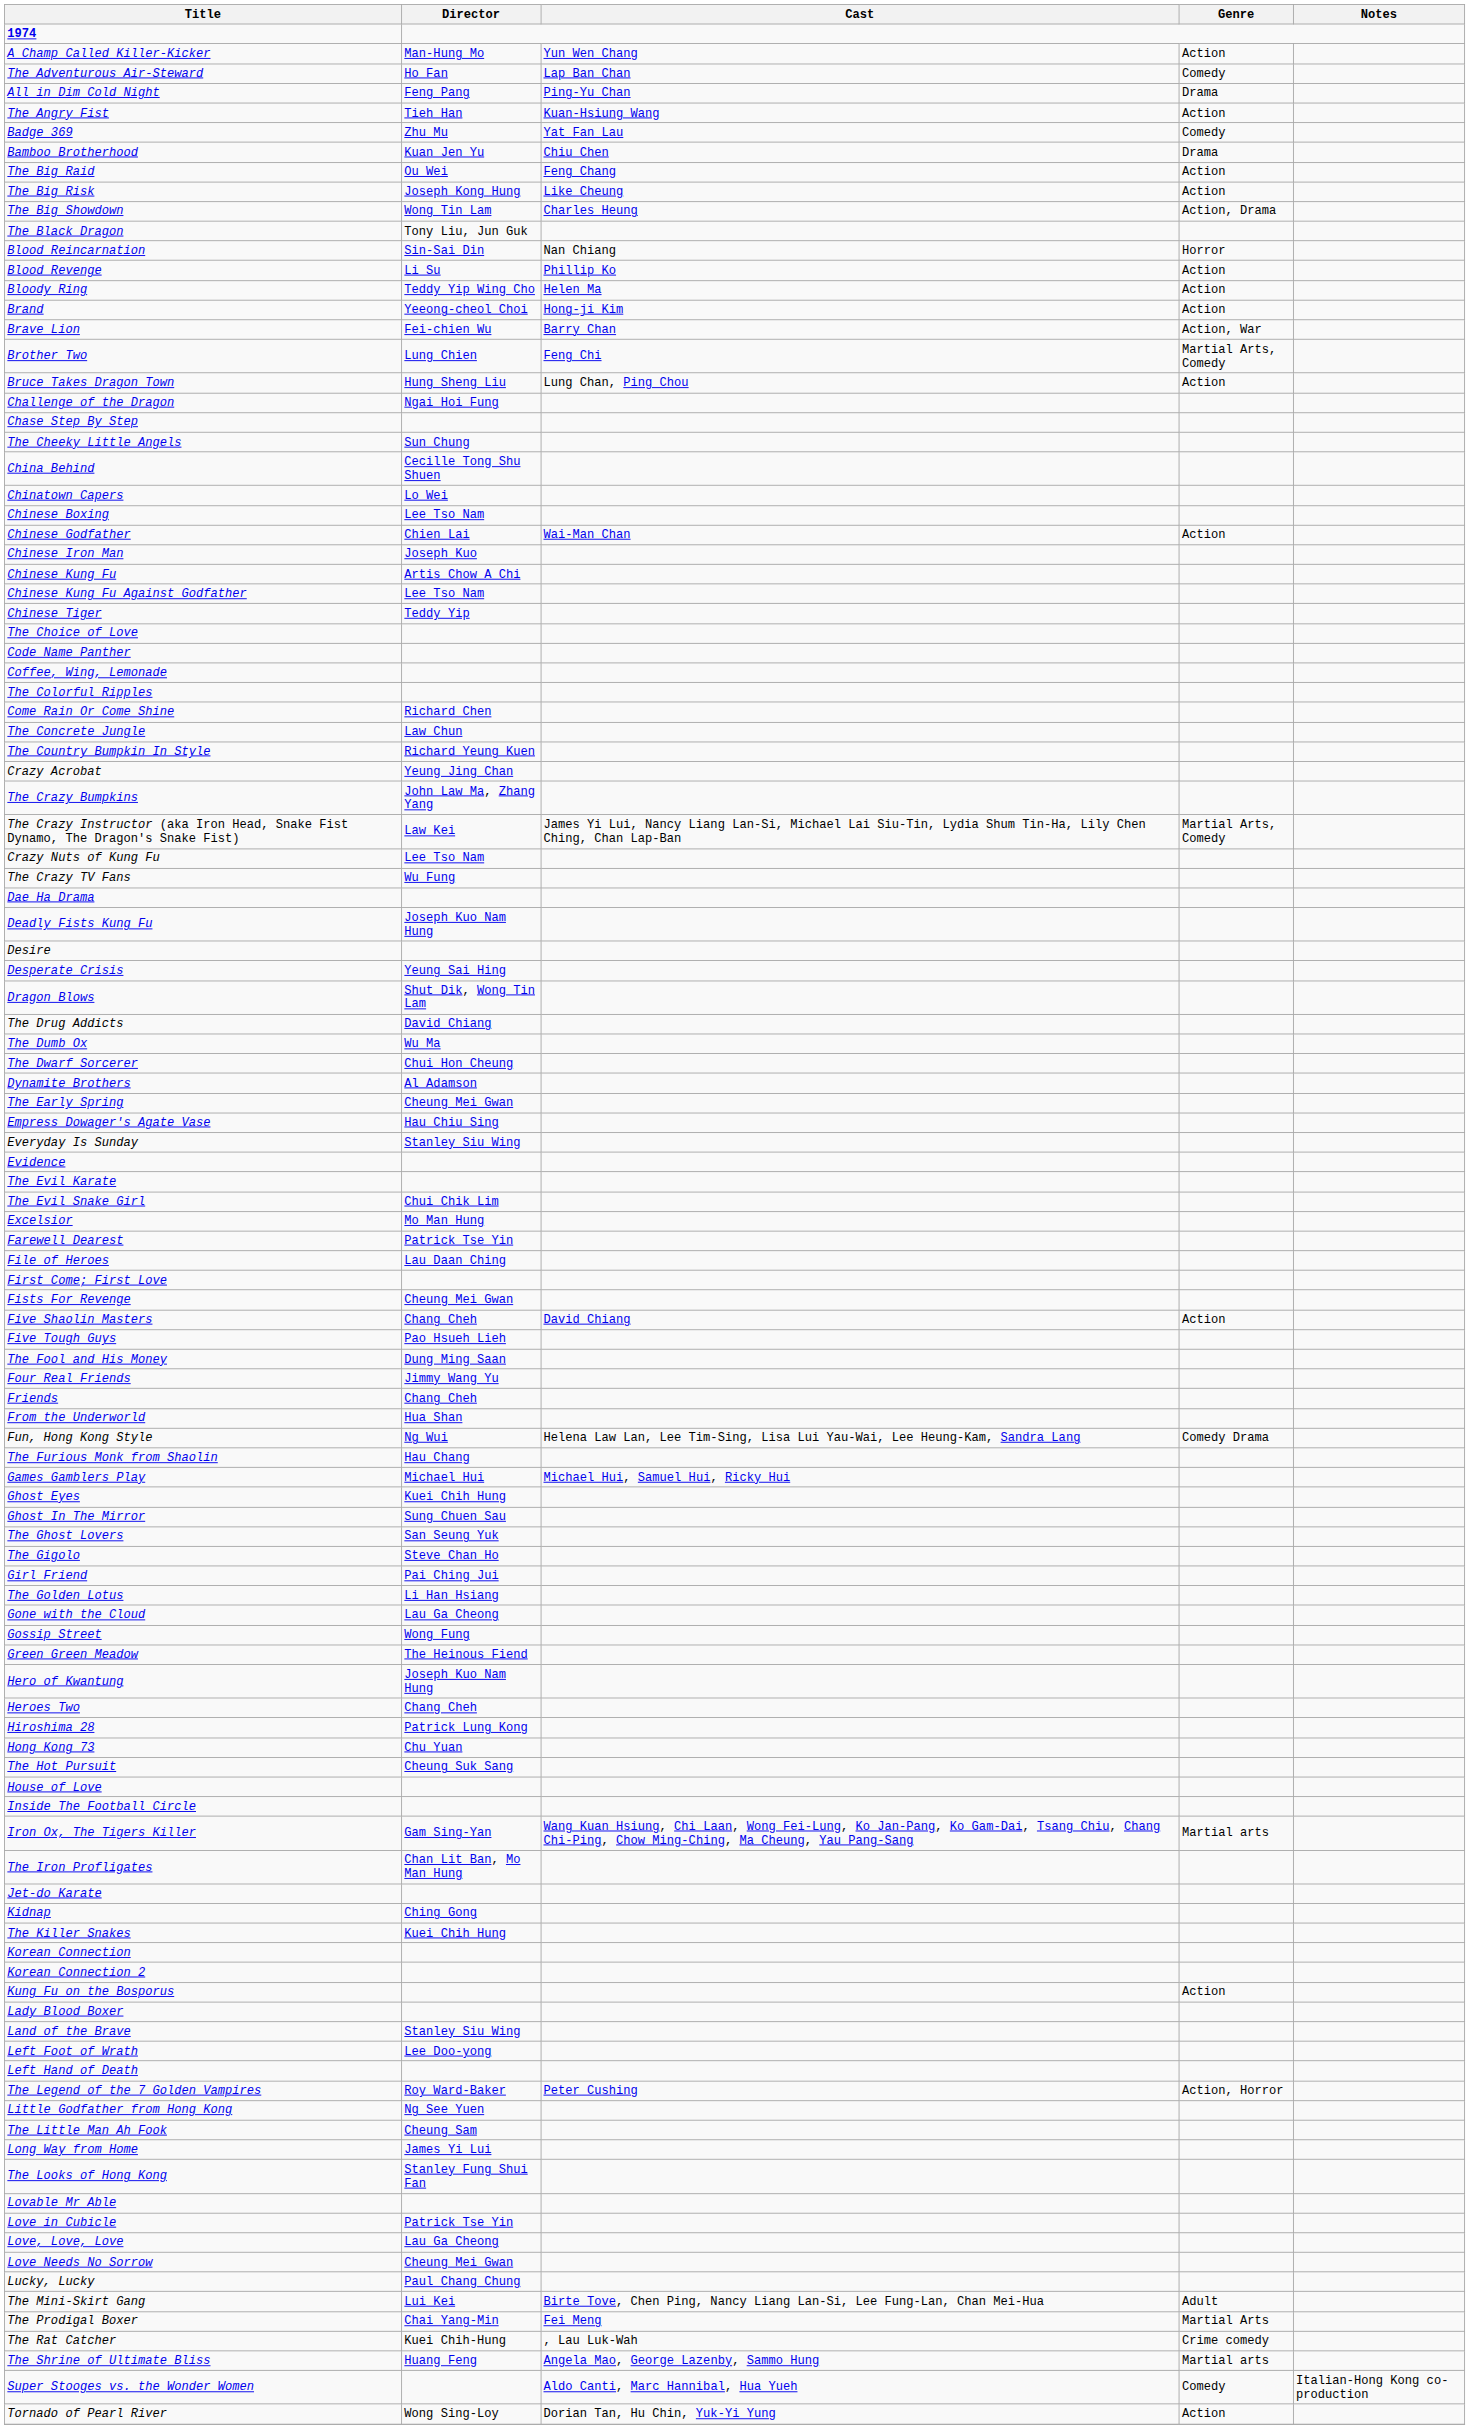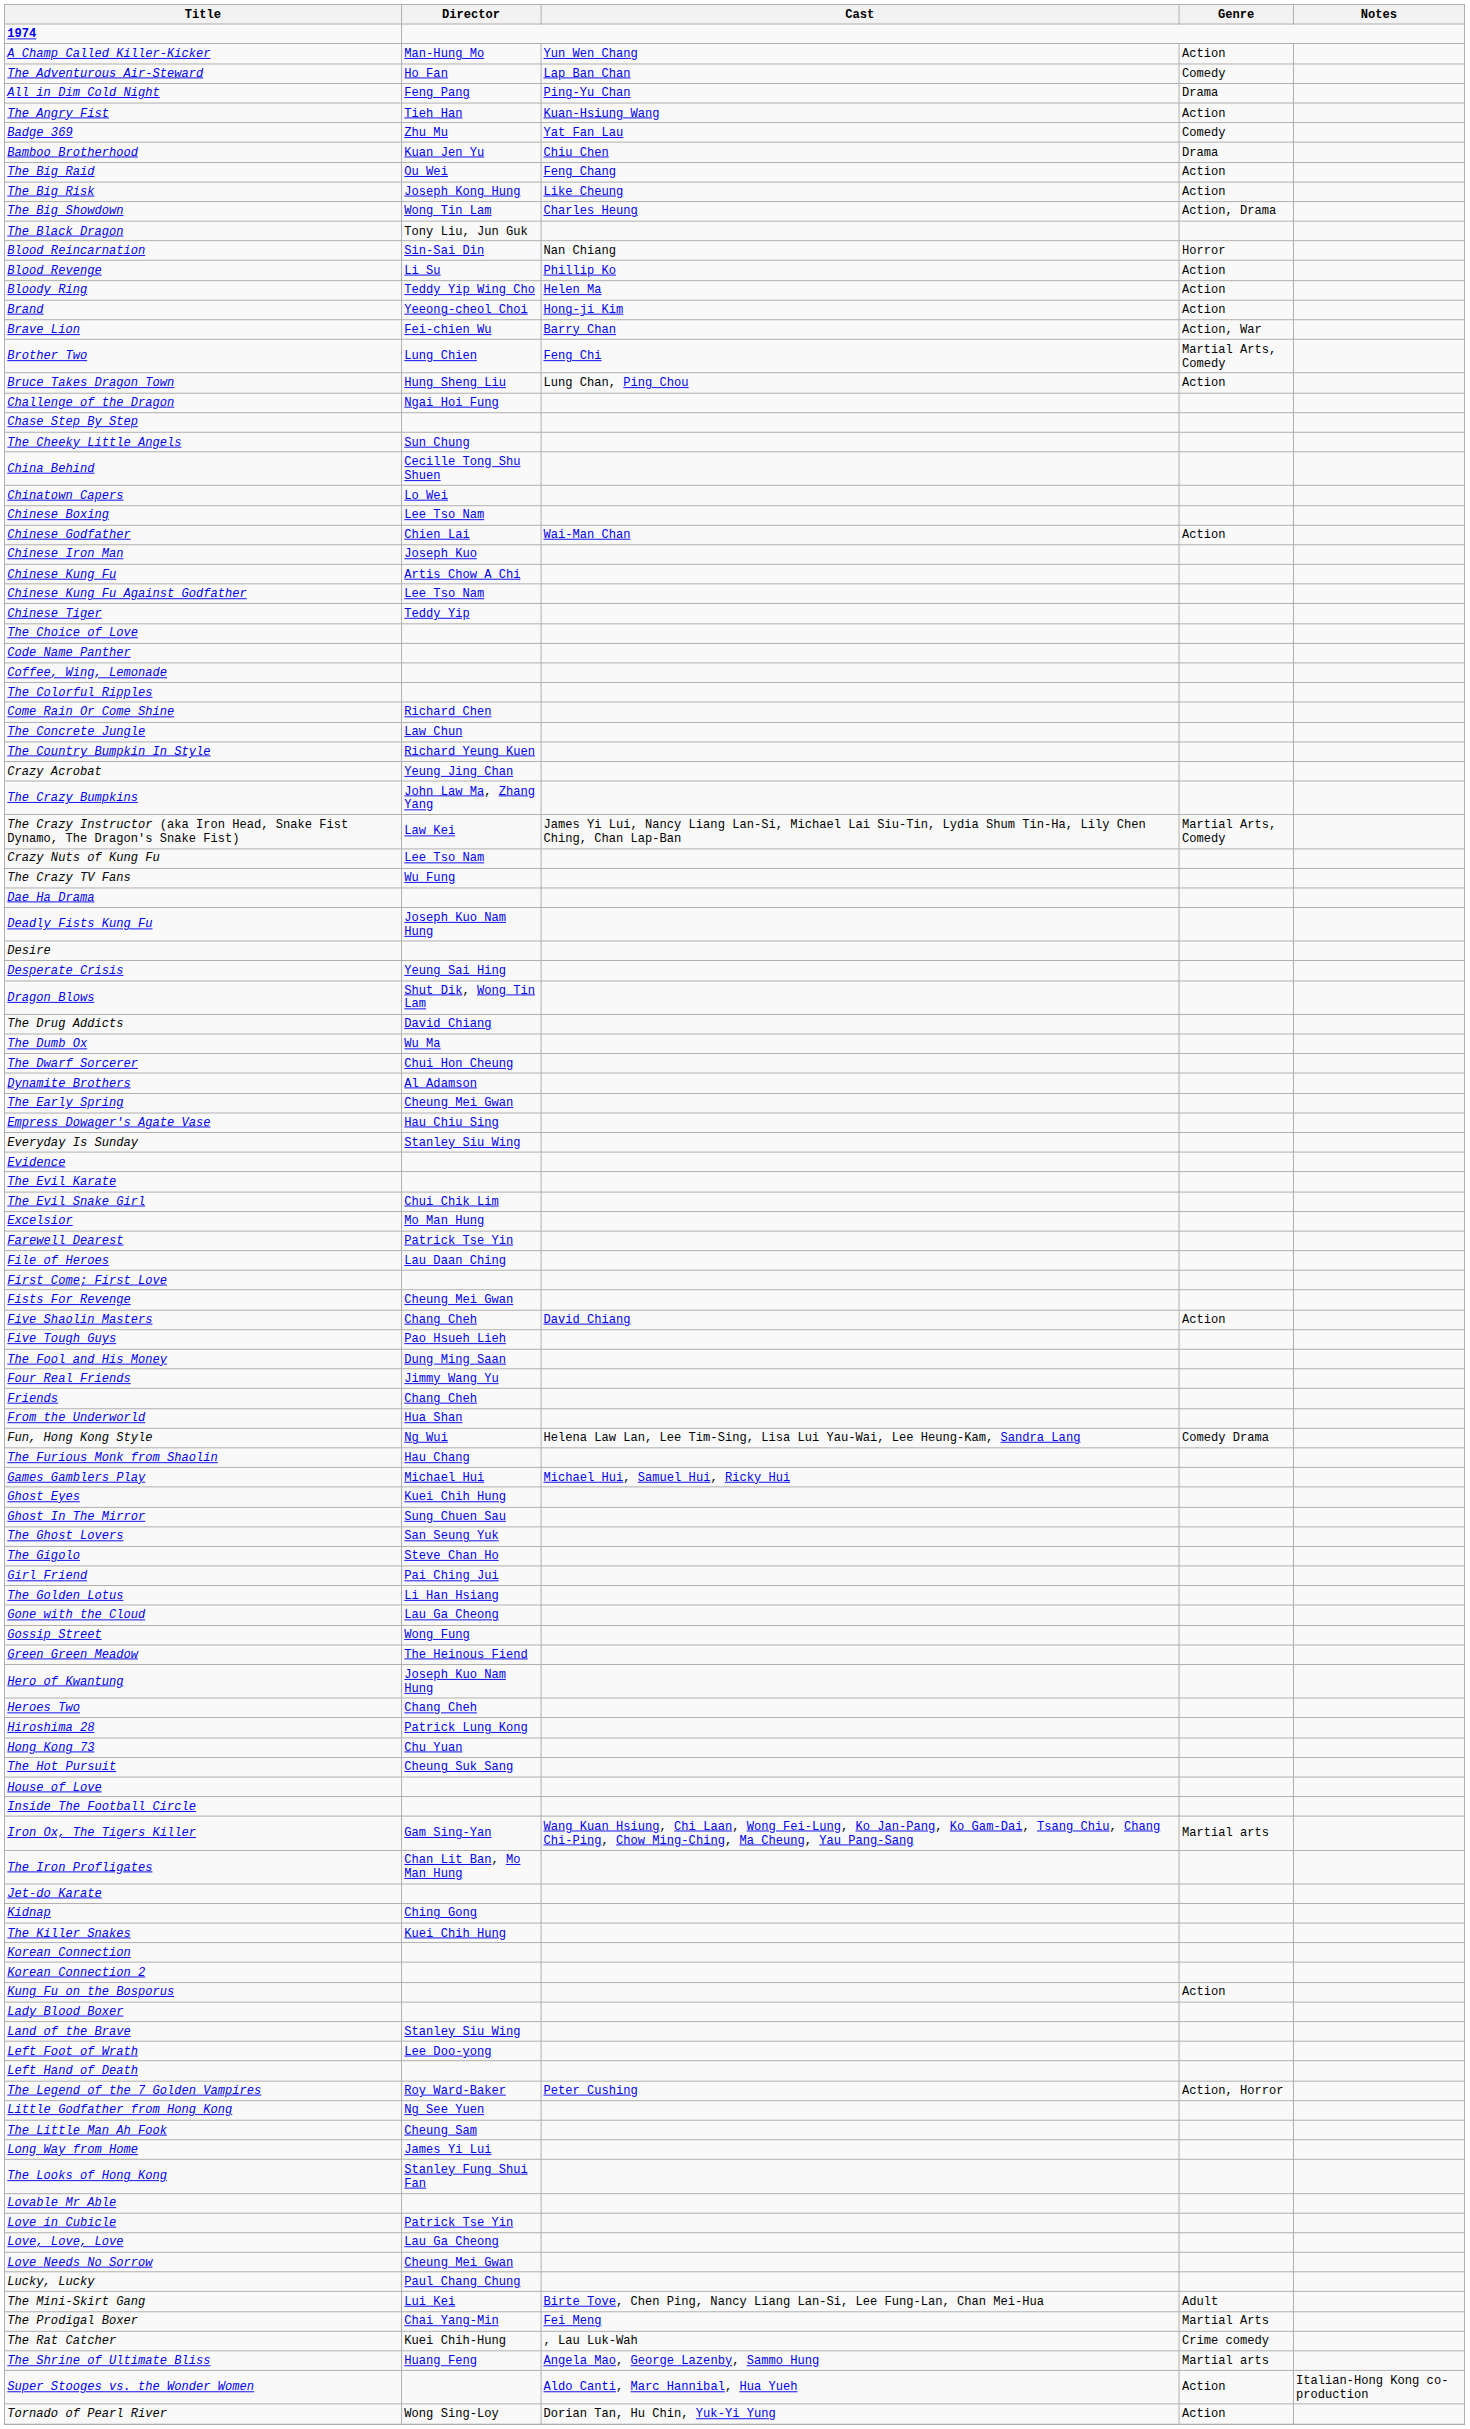(1204, 2387) Comedy -> (1204, 2387) Action
